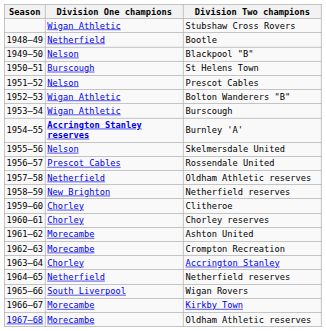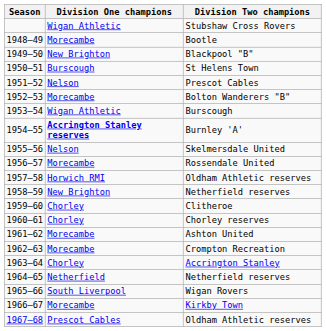(76, 40) Netherfield -> (71, 40) Morecambe
(63, 54) Nelson -> (79, 54) New Brighton
(84, 97) Wigan Athletic -> (71, 97) Morecambe
(84, 163) Prescot Cables -> (71, 163) Morecambe
(76, 178) Netherfield -> (76, 178) Horwich RMI
(71, 320) Morecambe -> (84, 320) Prescot Cables
